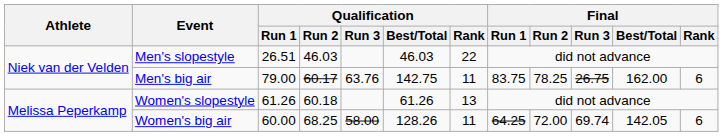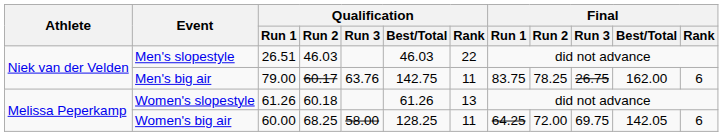(417, 121) 128.26 -> (417, 121) 128.25
(592, 121) 69.74 -> (592, 121) 69.75
